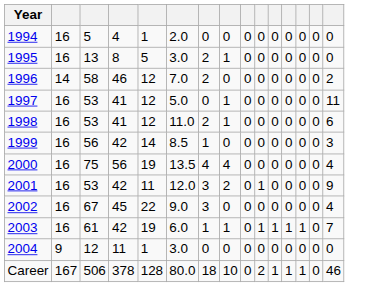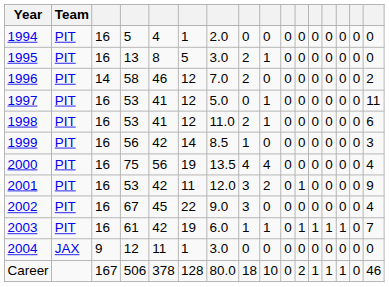+ column: (72, 15)
